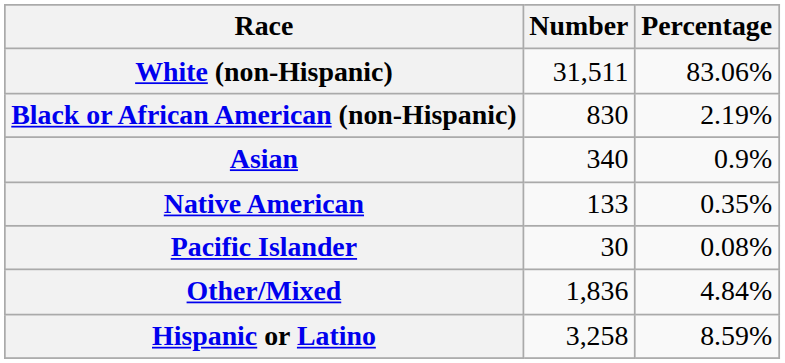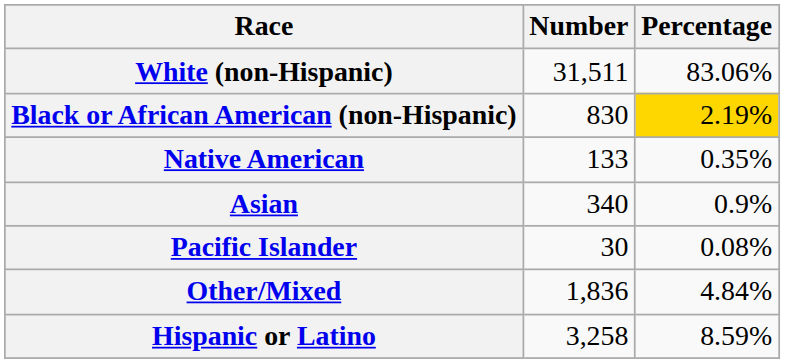(736, 114) no background -> (736, 114) gold background
rows swapped: (264, 203) <-> (264, 159)
